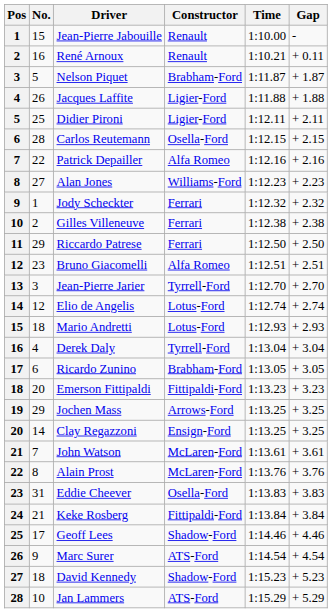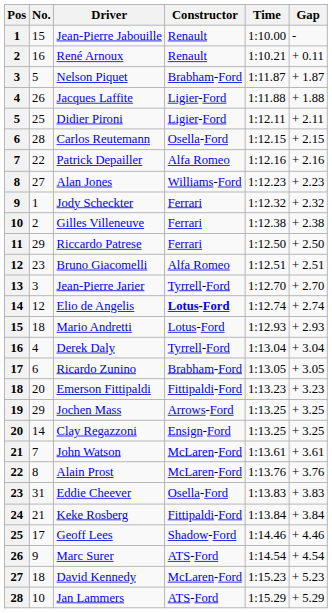(196, 306) normal -> (199, 306) bold
(202, 576) Shadow-Ford -> (205, 576) McLaren-Ford
